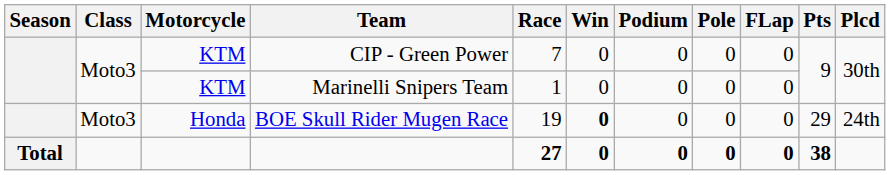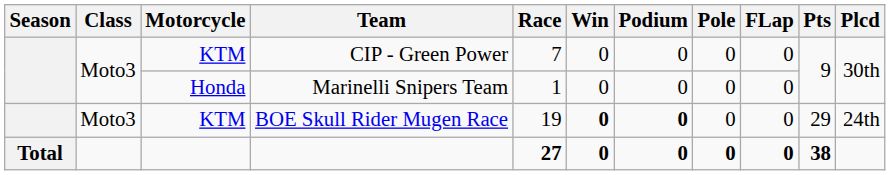(222, 86) KTM -> (218, 86) Honda
(218, 119) Honda -> (222, 119) KTM
(683, 119) normal -> (683, 119) bold
